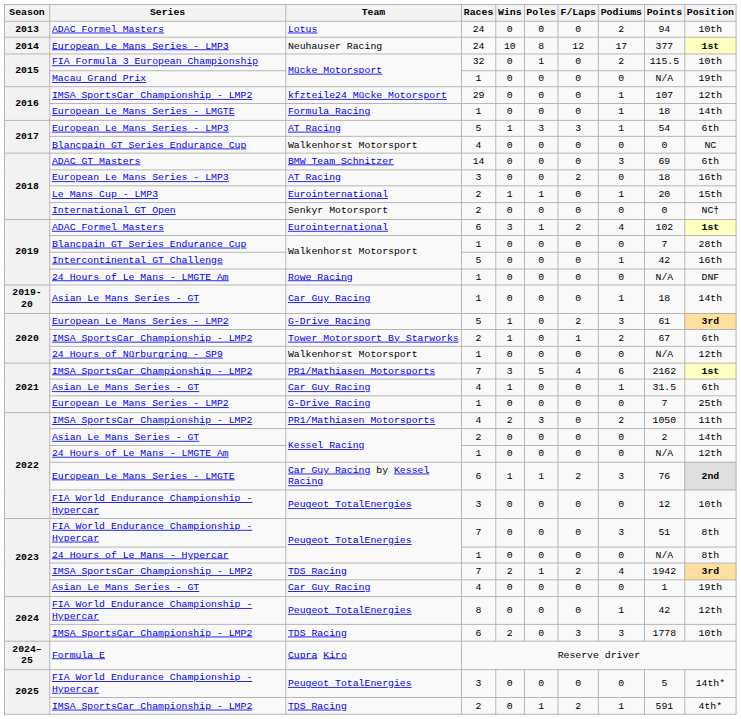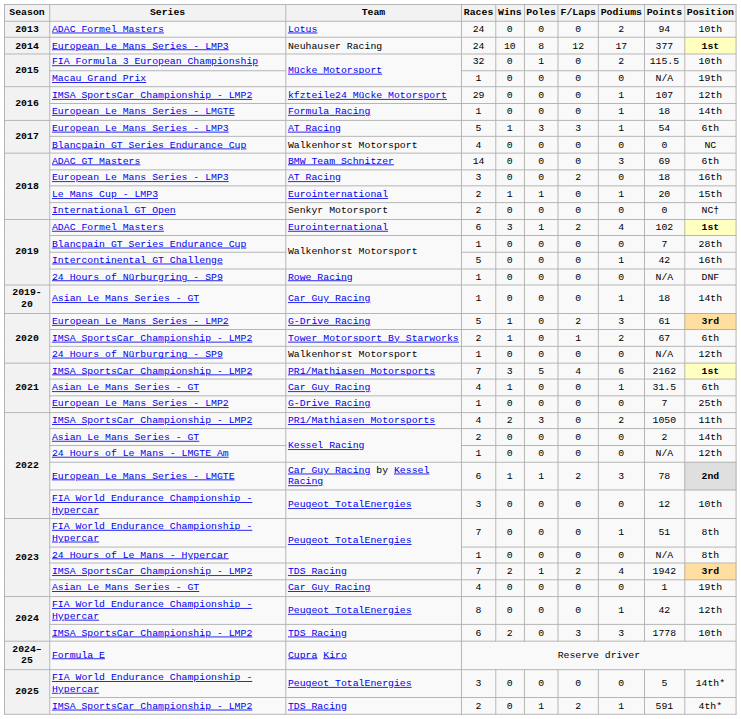(140, 277) 24 Hours of Le Mans - LMGTE Am -> (137, 277) 24 Hours of Nürburgring - SP9
(664, 476) 76 -> (664, 476) 78
(621, 532) 3 -> (621, 532) 1
